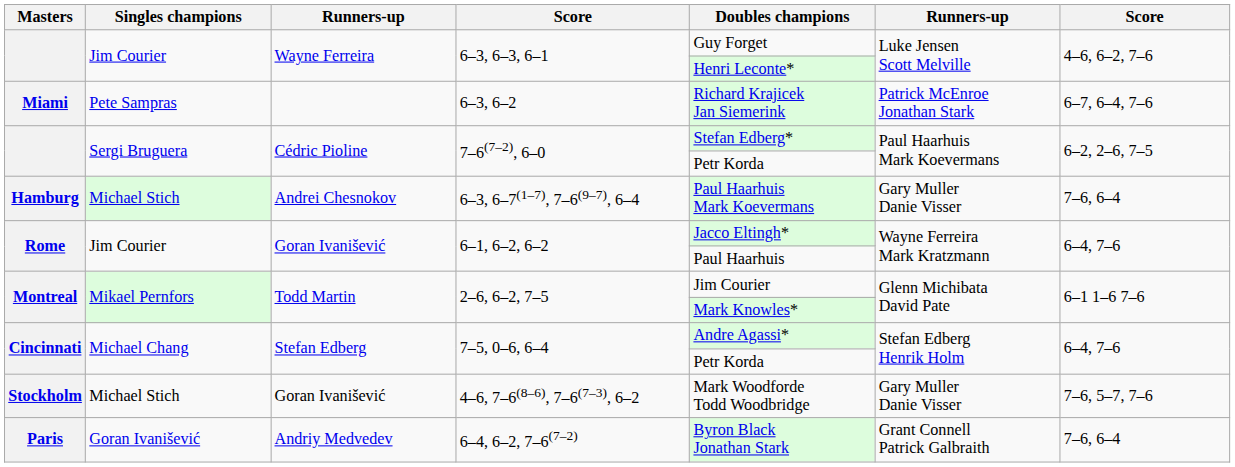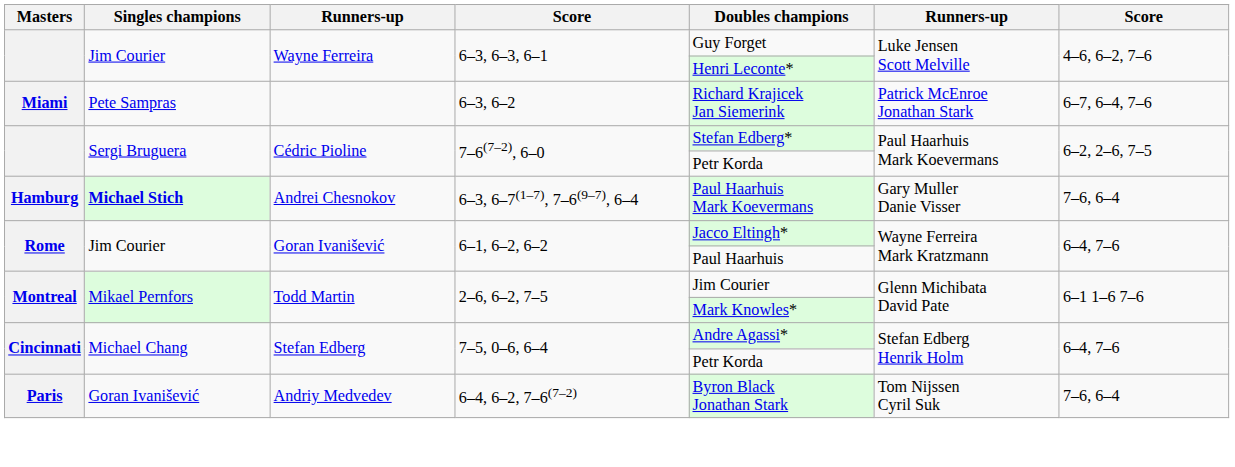(134, 198) normal -> (136, 198) bold
- row: (45, 395)
(934, 439) Grant Connell Patrick Galbraith -> (919, 395) Tom Nijssen Cyril Suk
